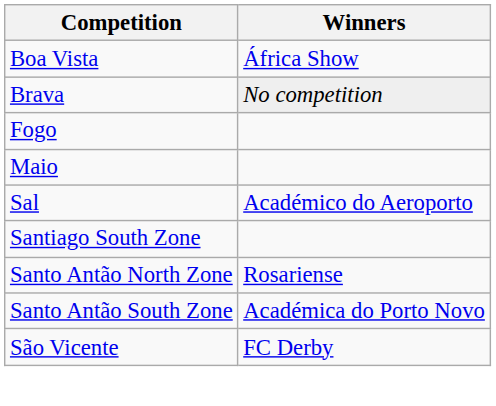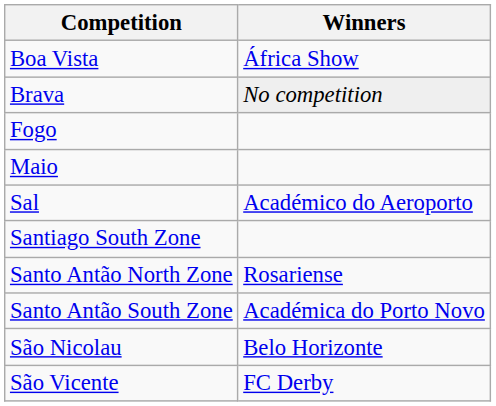+ row: (66, 346)
